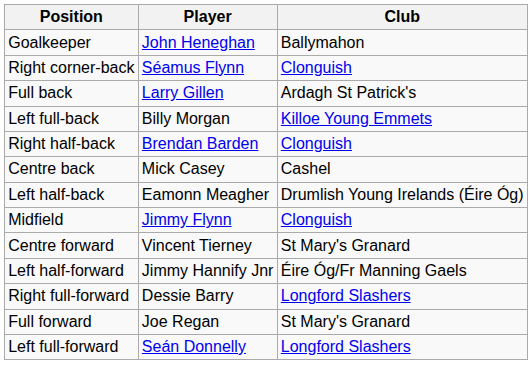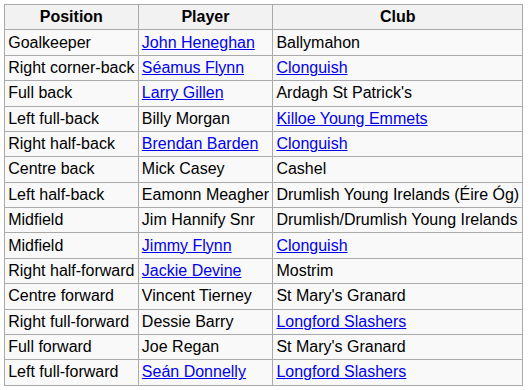+ row: (198, 220)
+ row: (192, 270)
- row: (208, 270)
